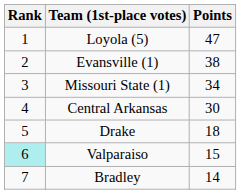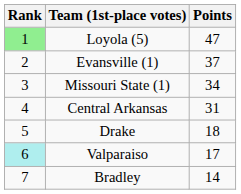(25, 39) no background -> (25, 39) lightgreen background
(212, 62) 38 -> (212, 62) 37
(212, 108) 30 -> (212, 108) 31
(212, 154) 15 -> (212, 154) 17
